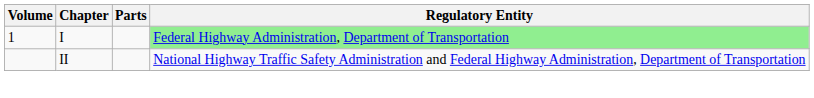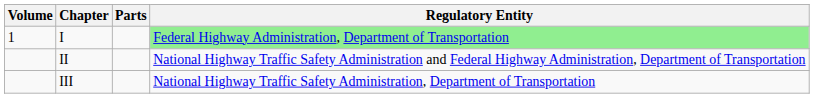+ row: (66, 81)
